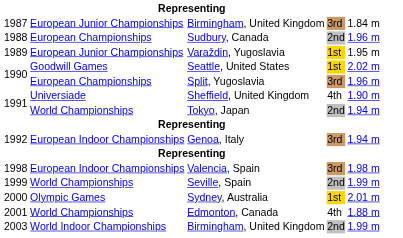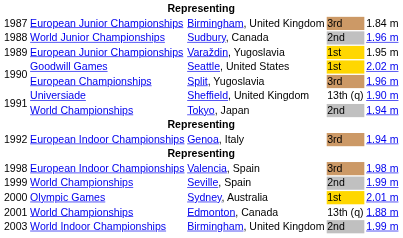(91, 38) European Championships -> (98, 38) World Junior Championships
(334, 96) 4th -> (345, 96) 13th (q)
(334, 212) 4th -> (345, 212) 13th (q)
